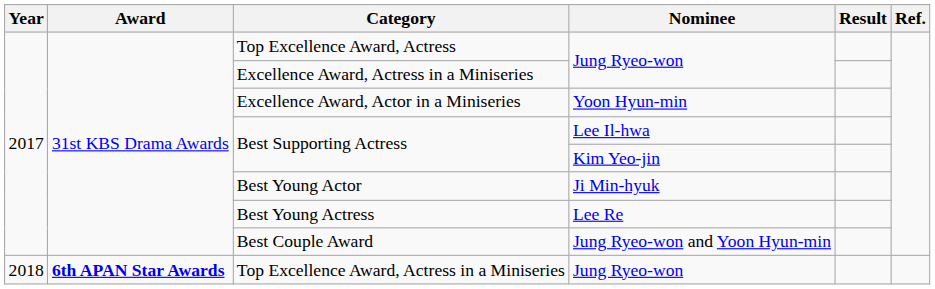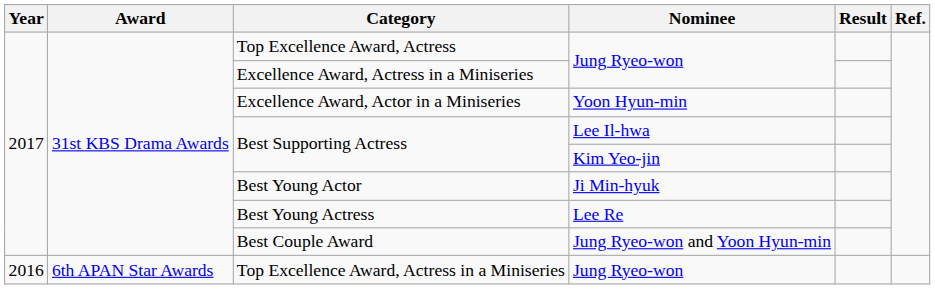(26, 269) 2018 -> (26, 269) 2016
(138, 269) bold -> (133, 269) normal
